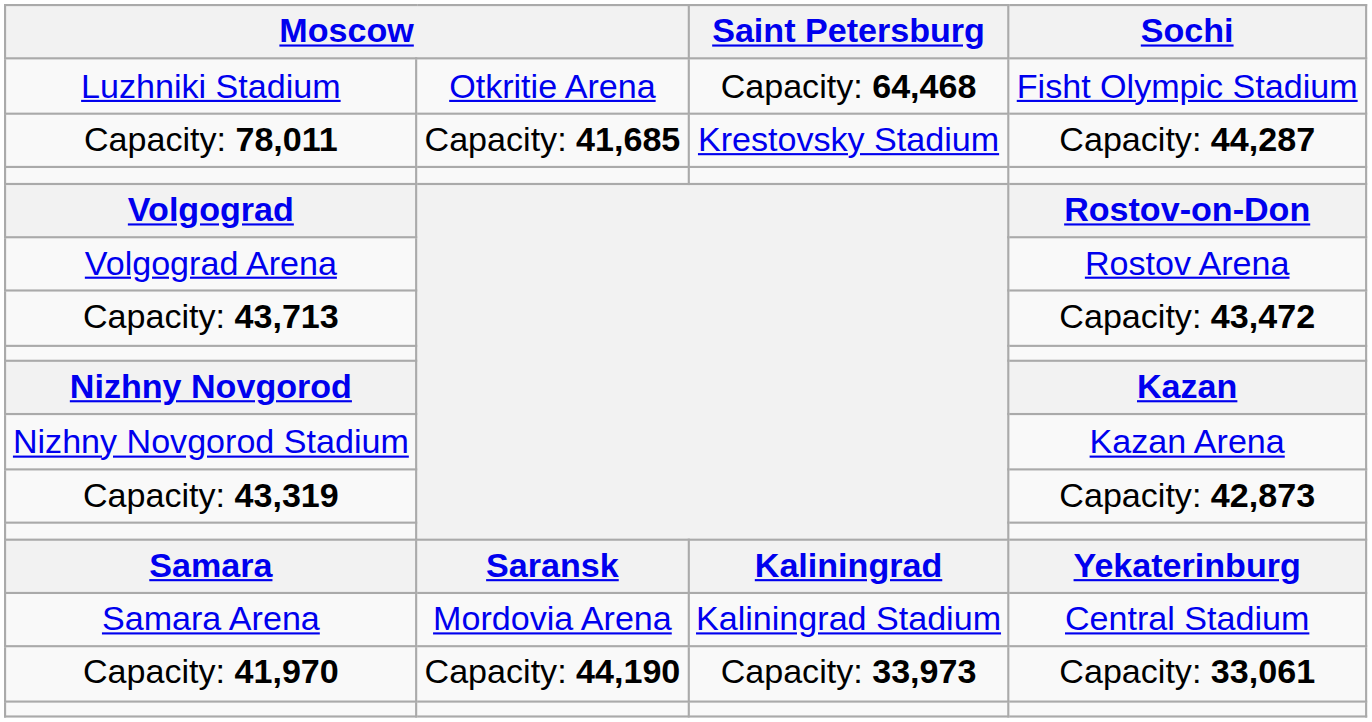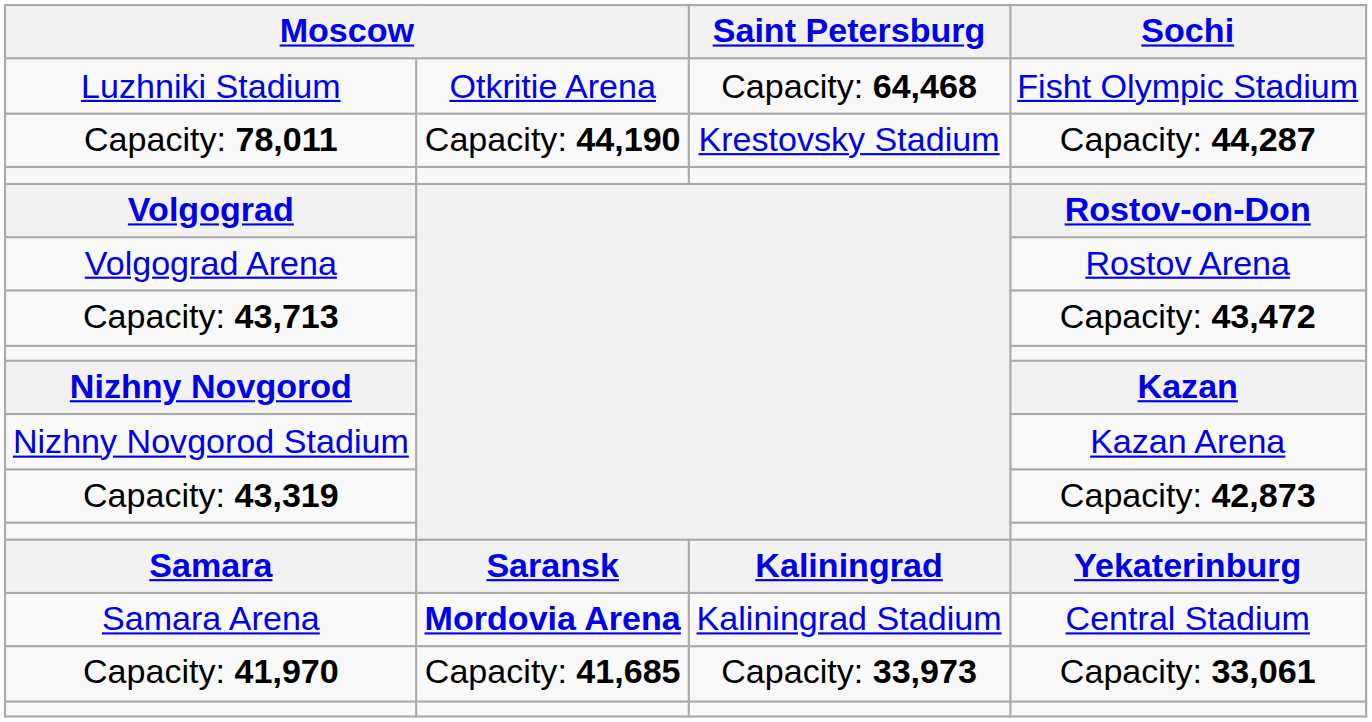(552, 139) Capacity: 41,685 -> (553, 139) Capacity: 44,190
(552, 619) normal -> (553, 619) bold
(552, 673) Capacity: 44,190 -> (553, 673) Capacity: 41,685
